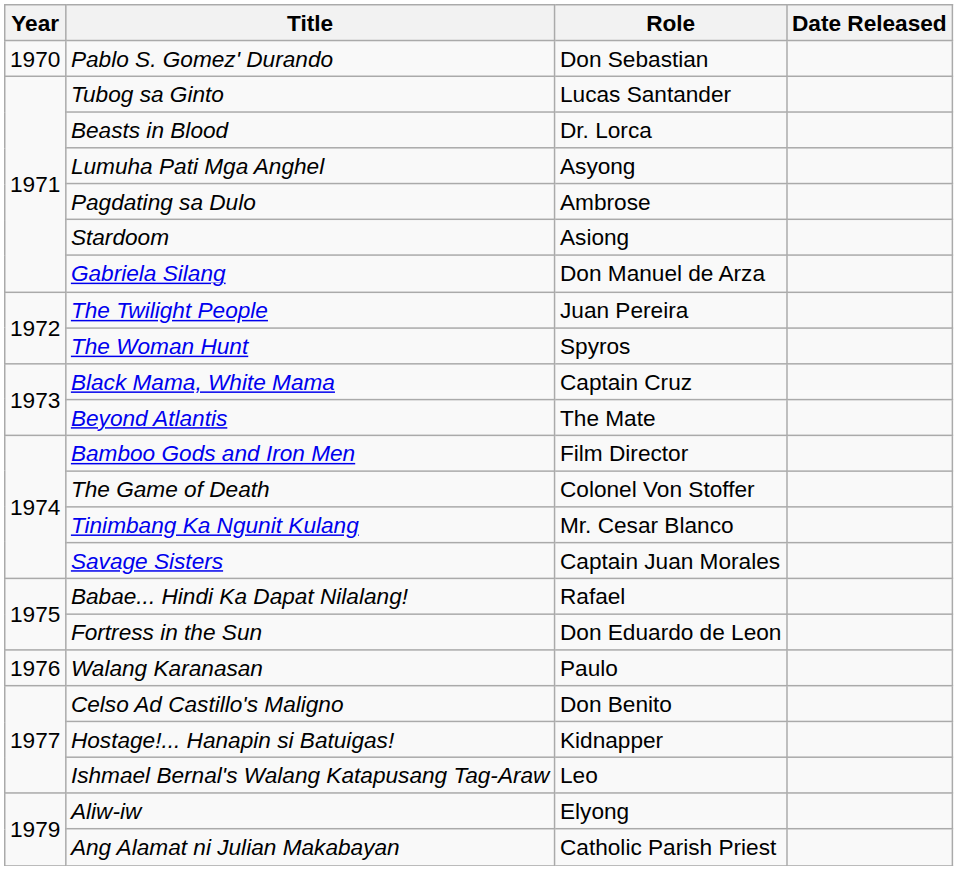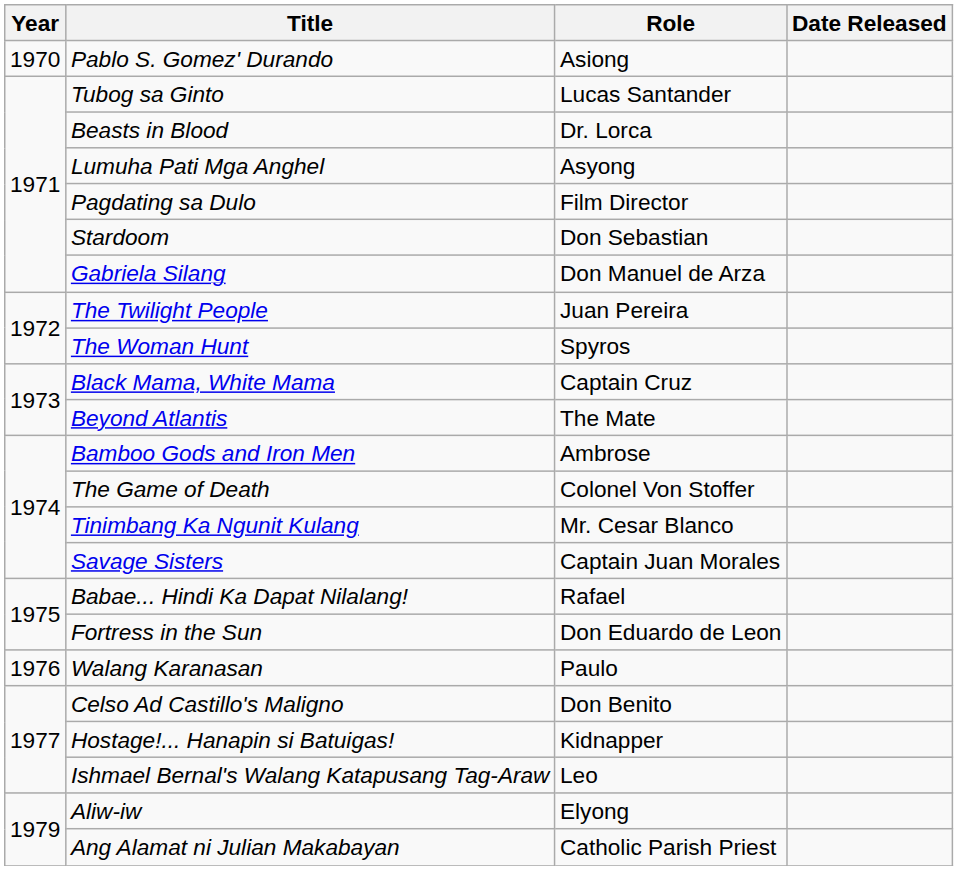(634, 59) Don Sebastian -> (595, 59) Asiong
(605, 202) Ambrose -> (624, 202) Film Director
(595, 238) Asiong -> (634, 238) Don Sebastian
(624, 453) Film Director -> (605, 453) Ambrose
